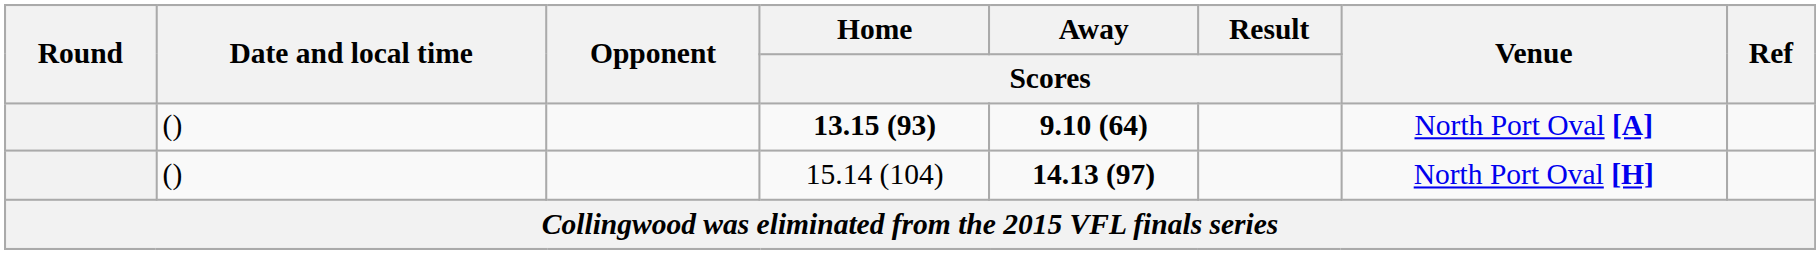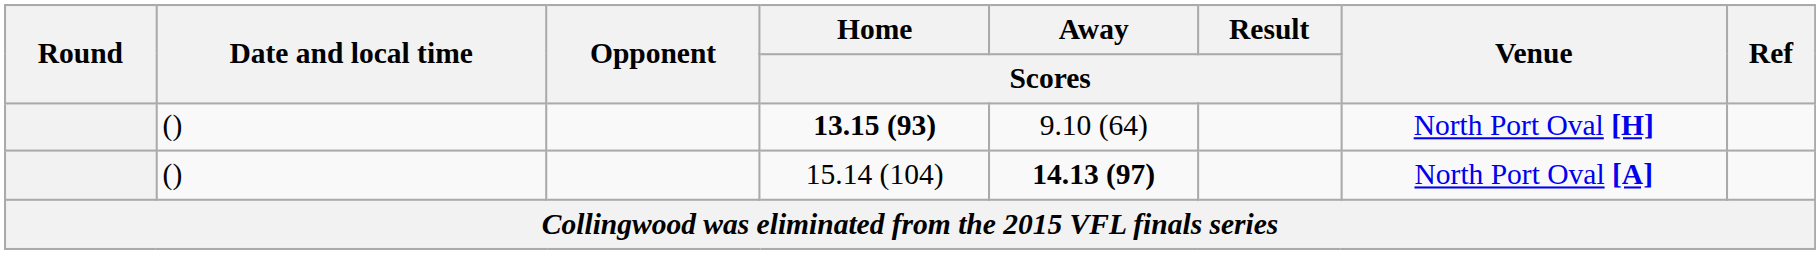(1094, 126) bold -> (1094, 126) normal
(1534, 126) North Port Oval [A] -> (1534, 126) North Port Oval [H]
(1534, 175) North Port Oval [H] -> (1534, 175) North Port Oval [A]
